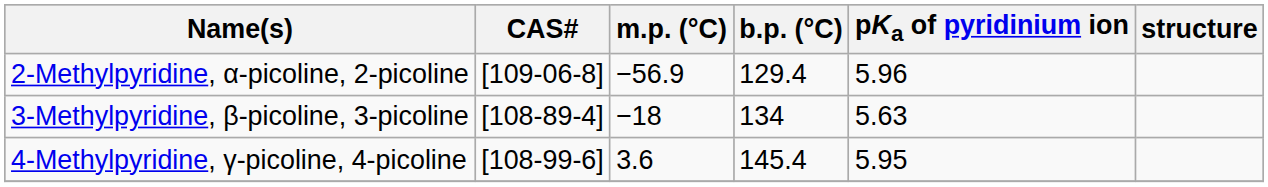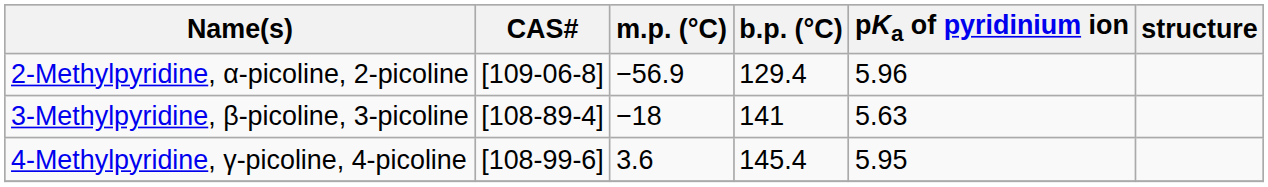(762, 116) 134 -> (762, 116) 141
